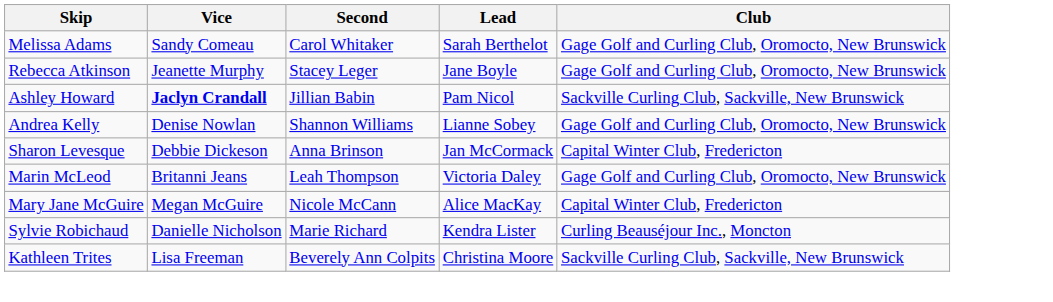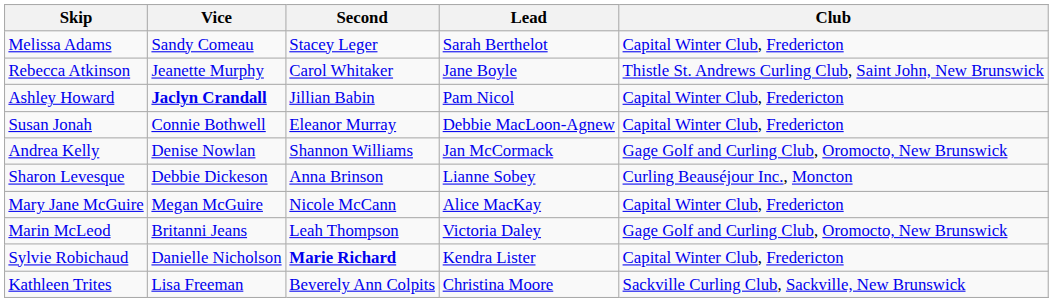(341, 44) Carol Whitaker -> (333, 44) Stacey Leger
(753, 44) Gage Golf and Curling Club, Oromocto, New Brunswick -> (733, 44) Capital Winter Club, Fredericton
(333, 71) Stacey Leger -> (341, 71) Carol Whitaker
(753, 71) Gage Golf and Curling Club, Oromocto, New Brunswick -> (833, 71) Thistle St. Andrews Curling Club, Saint John, New Brunswick
(732, 97) Sackville Curling Club, Sackville, New Brunswick -> (733, 97) Capital Winter Club, Fredericton
+ row: (50, 124)
(489, 124) Lianne Sobey -> (498, 151) Jan McCormack
(498, 151) Jan McCormack -> (489, 177) Lianne Sobey
(672, 151) Capital Winter Club, Fredericton -> (738, 177) Curling Beauséjour Inc., Moncton
rows swapped: (76, 204) <-> (59, 177)
(338, 230) normal -> (343, 257) bold
(676, 230) Curling Beauséjour Inc., Moncton -> (733, 257) Capital Winter Club, Fredericton
